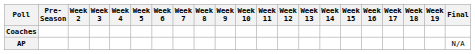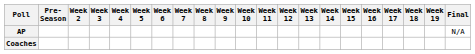rows swapped: (21, 43) <-> (21, 31)
